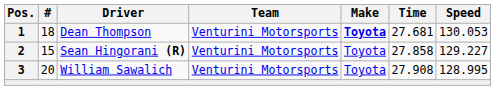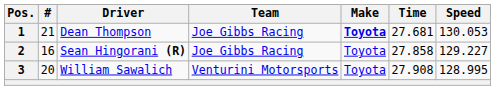(48, 33) 18 -> (48, 33) 21
(265, 33) Venturini Motorsports -> (248, 33) Joe Gibbs Racing
(48, 52) 15 -> (48, 52) 16
(265, 52) Venturini Motorsports -> (248, 52) Joe Gibbs Racing
